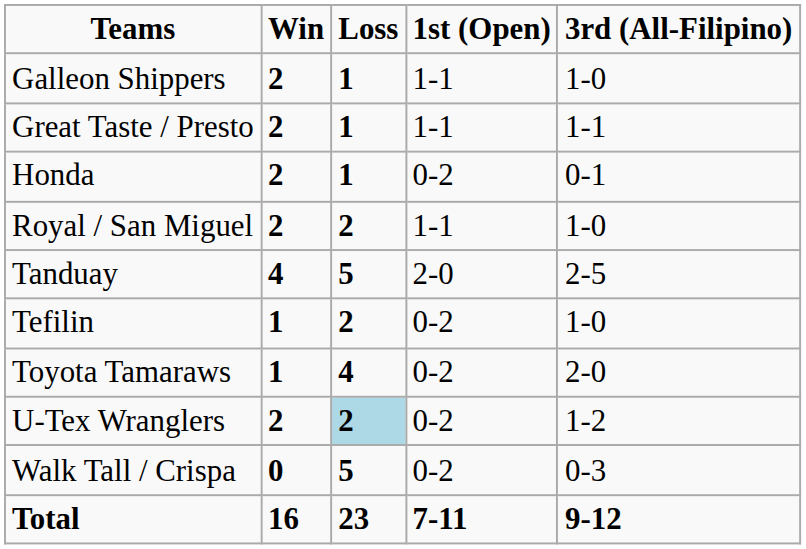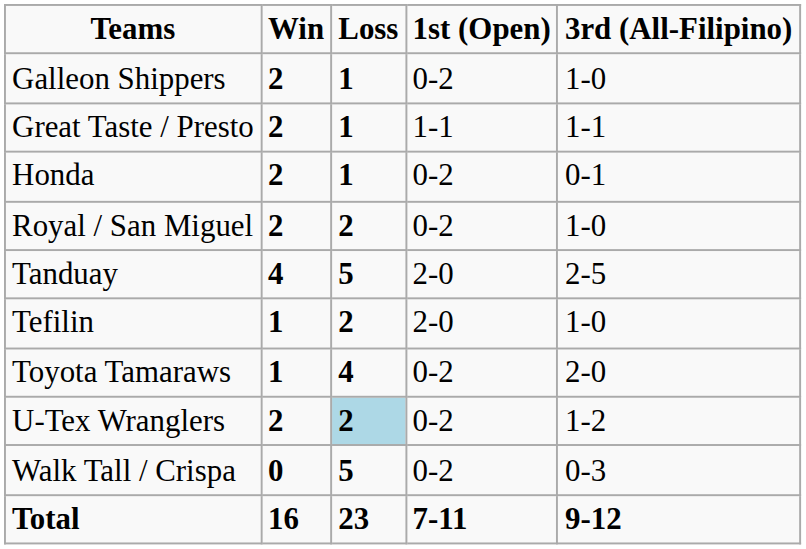(433, 77) 1-1 -> (433, 77) 0-2
(433, 224) 1-1 -> (433, 224) 0-2
(433, 322) 0-2 -> (433, 322) 2-0
